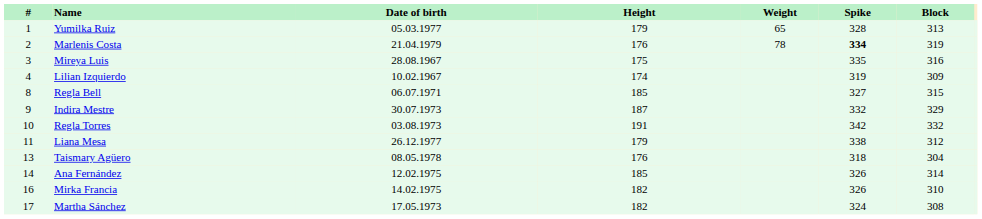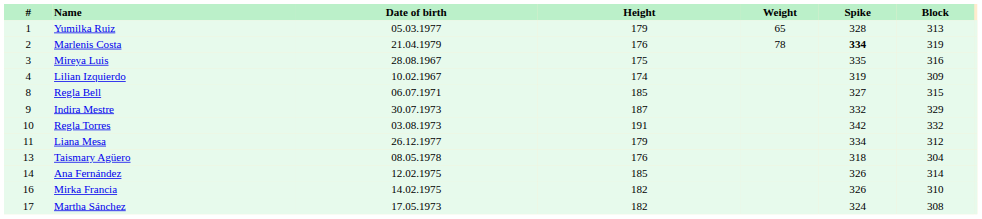(858, 141) 338 -> (858, 141) 334
